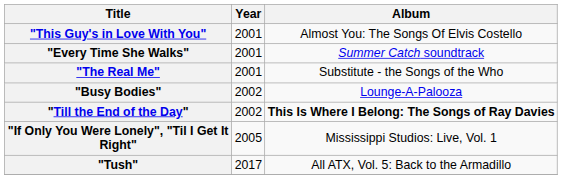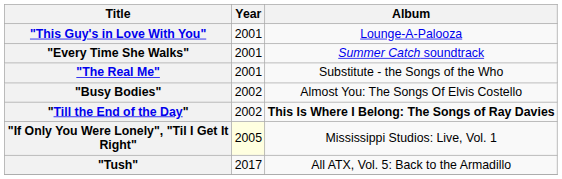(411, 33) Almost You: The Songs Of Elvis Costello -> (411, 33) Lounge-A-Palooza
(411, 92) Lounge-A-Palooza -> (411, 92) Almost You: The Songs Of Elvis Costello
(248, 138) no background -> (248, 138) lightyellow background
